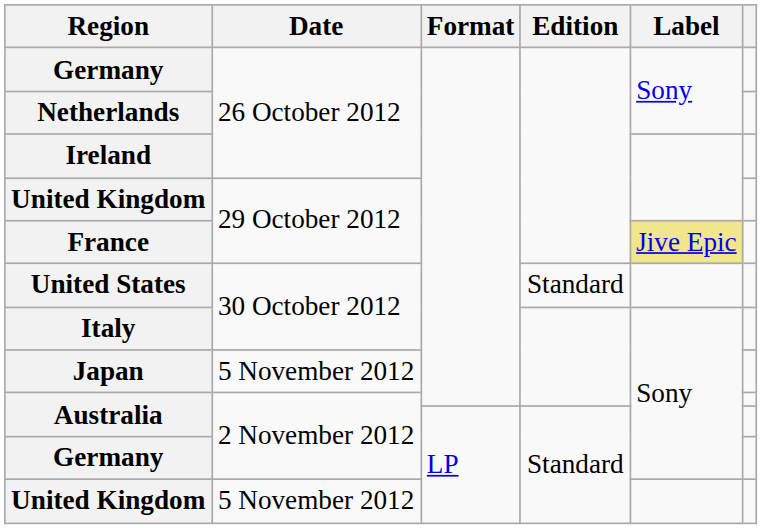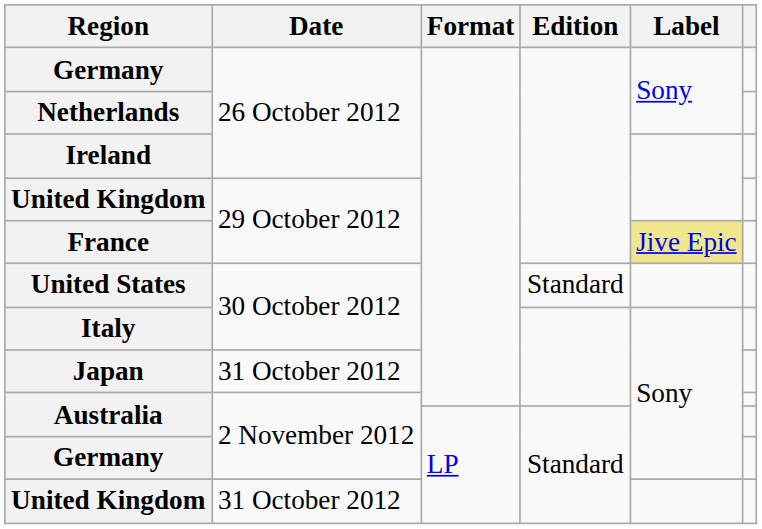(316, 371) 5 November 2012 -> (309, 371) 31 October 2012
(316, 500) 5 November 2012 -> (309, 500) 31 October 2012
